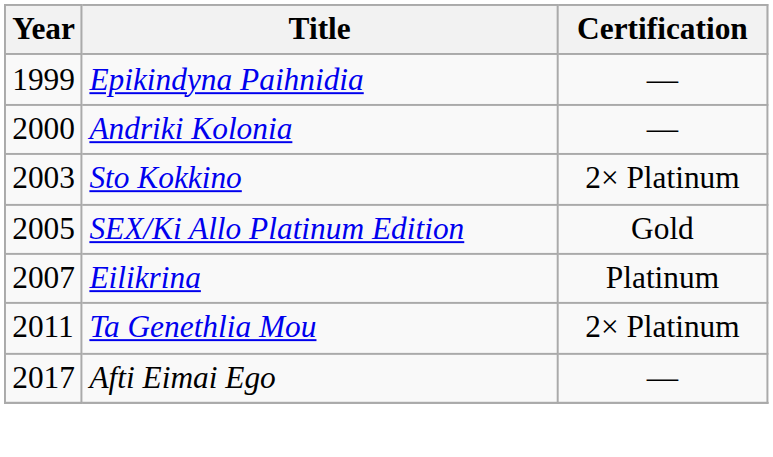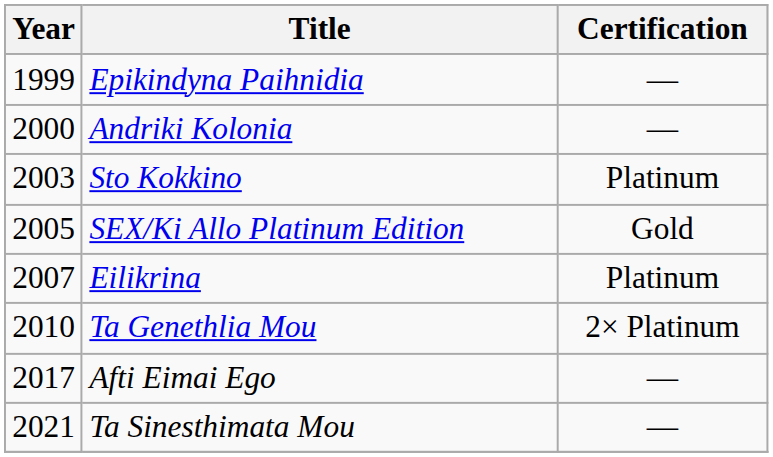(662, 178) 2× Platinum -> (662, 178) Platinum
(43, 327) 2011 -> (44, 327) 2010
+ row: (222, 427)
